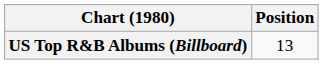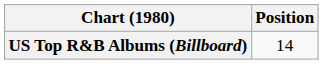(285, 45) 13 -> (285, 45) 14
